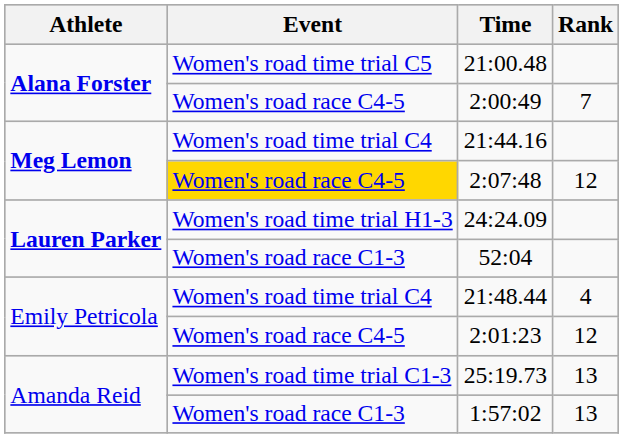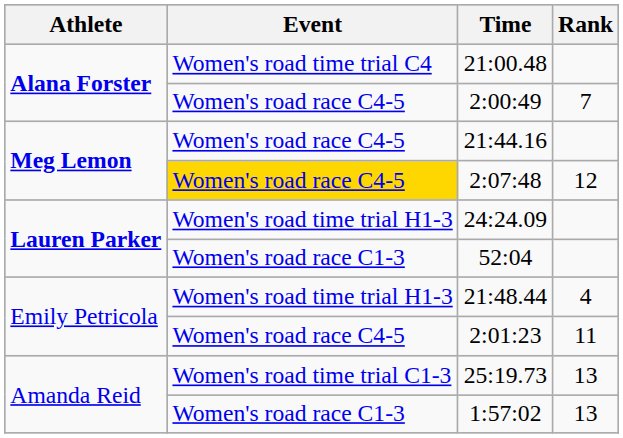(302, 63) Women's road time trial C5 -> (302, 63) Women's road time trial C4
(302, 141) Women's road time trial C4 -> (289, 141) Women's road race C4-5
(302, 297) Women's road time trial C4 -> (313, 297) Women's road time trial H1-3
(586, 335) 12 -> (586, 335) 11
